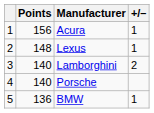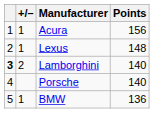columns swapped: (139, 13) <-> (35, 13)
(10, 65) normal -> (10, 65) bold
